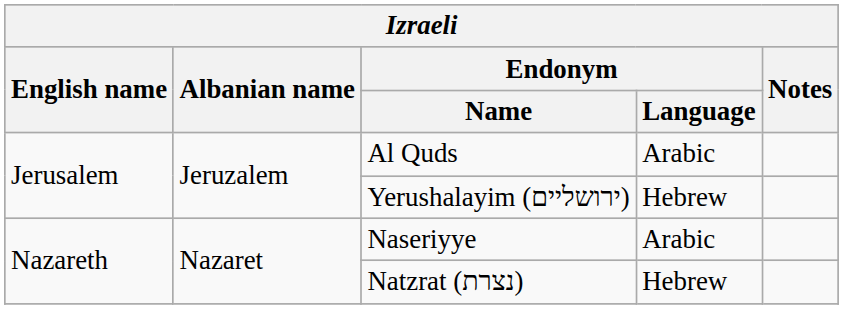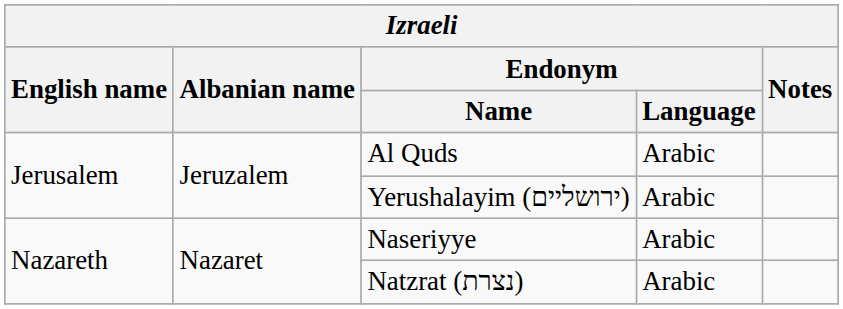(685, 196) Hebrew -> (679, 196) Arabic
(685, 281) Hebrew -> (679, 281) Arabic
